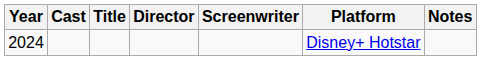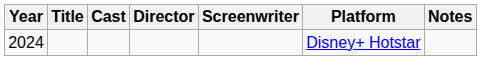columns swapped: (110, 17) <-> (68, 17)
